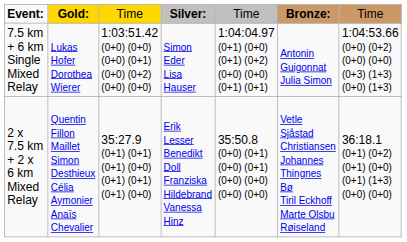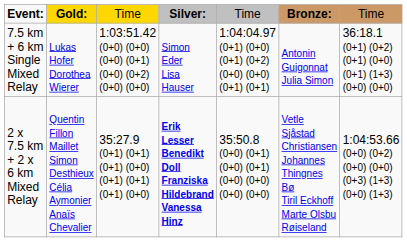(370, 60) 1:04:53.66 (0+0) (0+2) (0+0) (0+0) (0+3) (1+3) (0+0) (1+3) -> (368, 60) 36:18.1 (0+1) (0+2) (0+1) (0+0) (0+1) (1+3) (0+0) (0+0)
(188, 174) normal -> (188, 173) bold
(367, 166) 36:18.1 (0+1) (0+2) (0+1) (0+0) (0+1) (1+3) (0+0) (0+0) -> (371, 166) 1:04:53.66 (0+0) (0+2) (0+0) (0+0) (0+3) (1+3) (0+0) (1+3)
